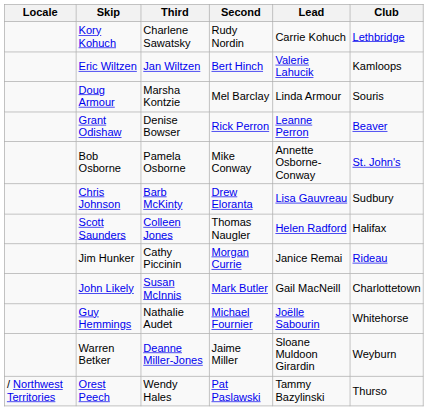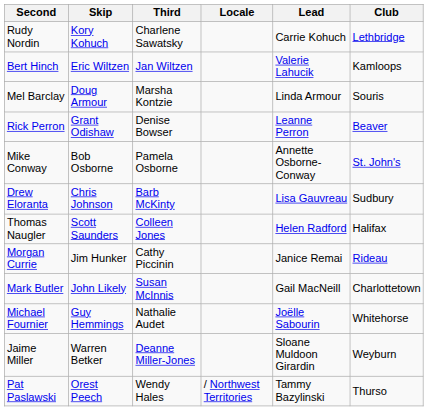columns swapped: (40, 13) <-> (241, 13)
